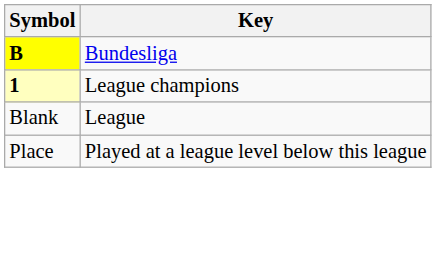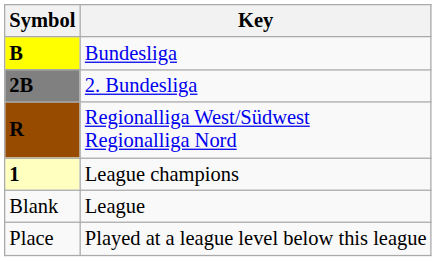+ row: (141, 85)
+ row: (197, 129)
